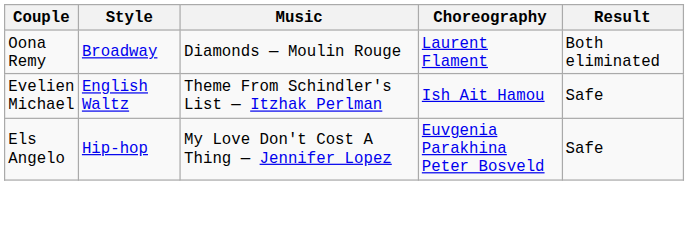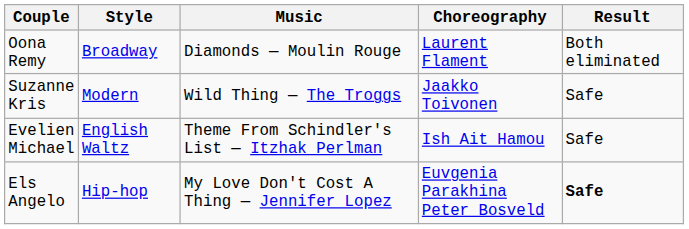+ row: (41, 96)
(584, 149) normal -> (584, 193) bold
